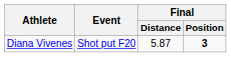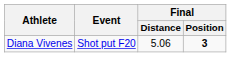(161, 44) 5.87 -> (161, 44) 5.06
